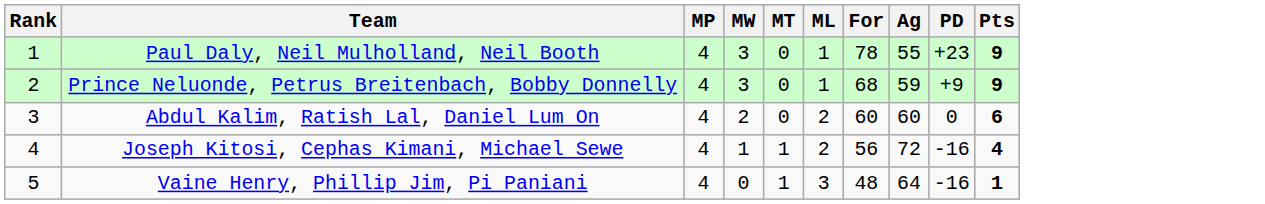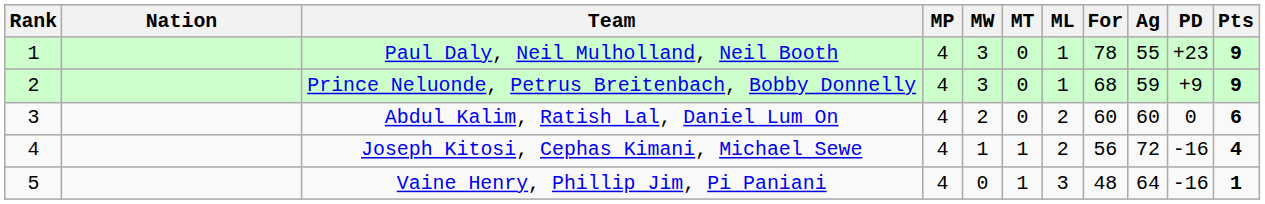+ column: (181, 21)
